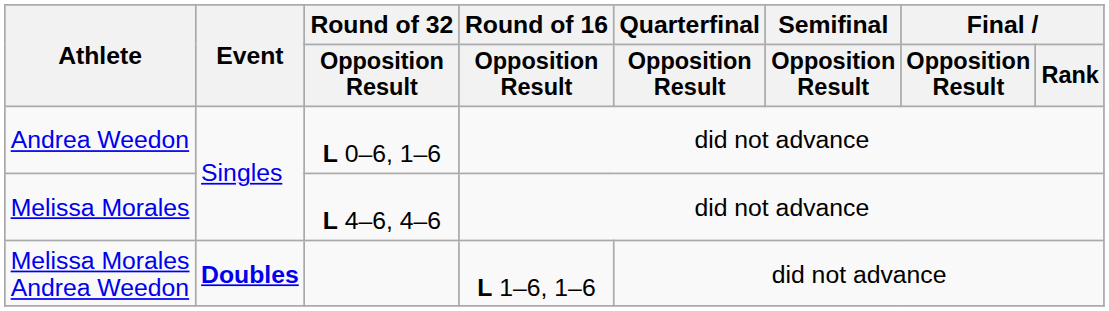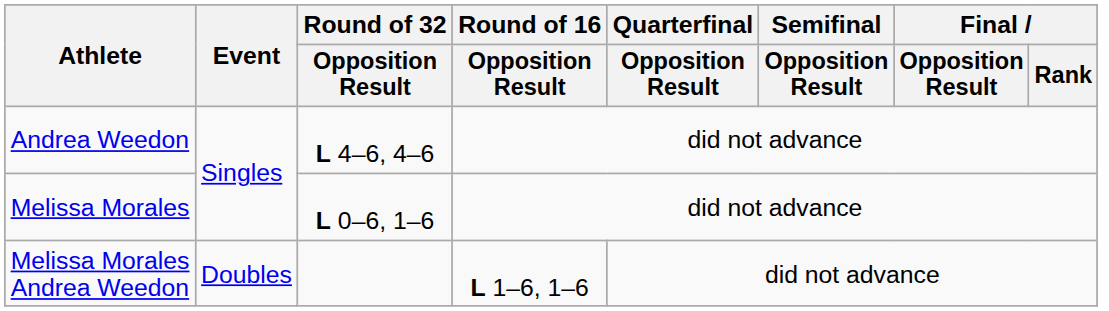(382, 154) L 0–6, 1–6 -> (375, 154) L 4–6, 4–6
(382, 221) L 4–6, 4–6 -> (375, 221) L 0–6, 1–6
(250, 274) bold -> (247, 274) normal
